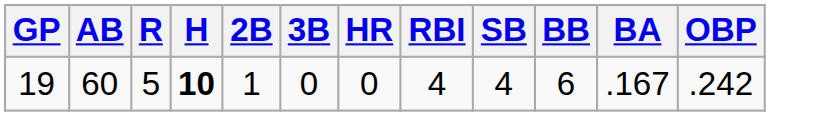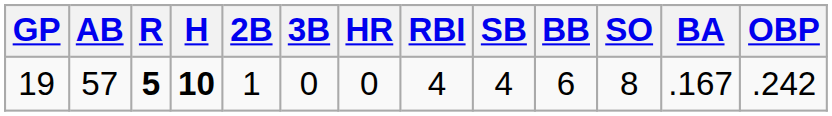+ column: (629, 30)
(100, 83) 60 -> (100, 83) 57
(151, 83) normal -> (151, 83) bold
